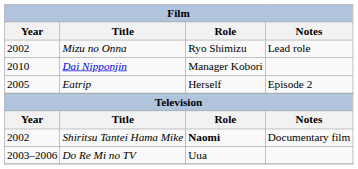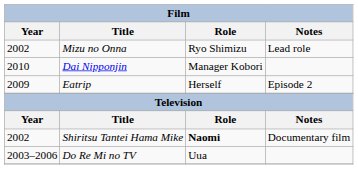(18, 84) 2005 -> (18, 84) 2009
